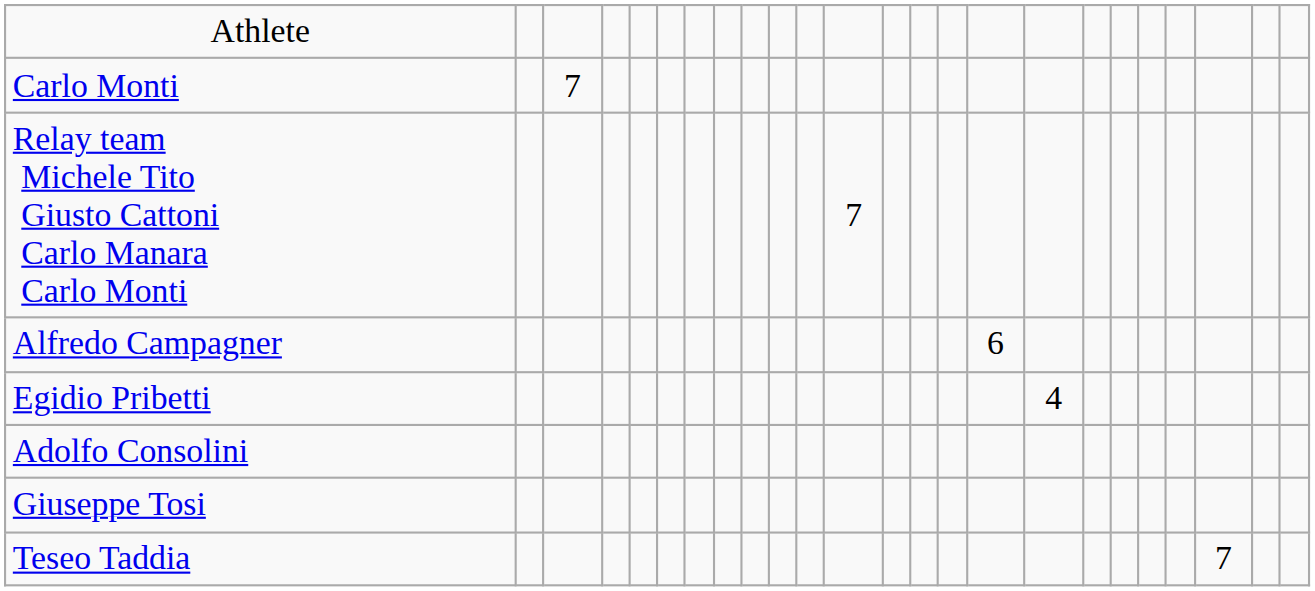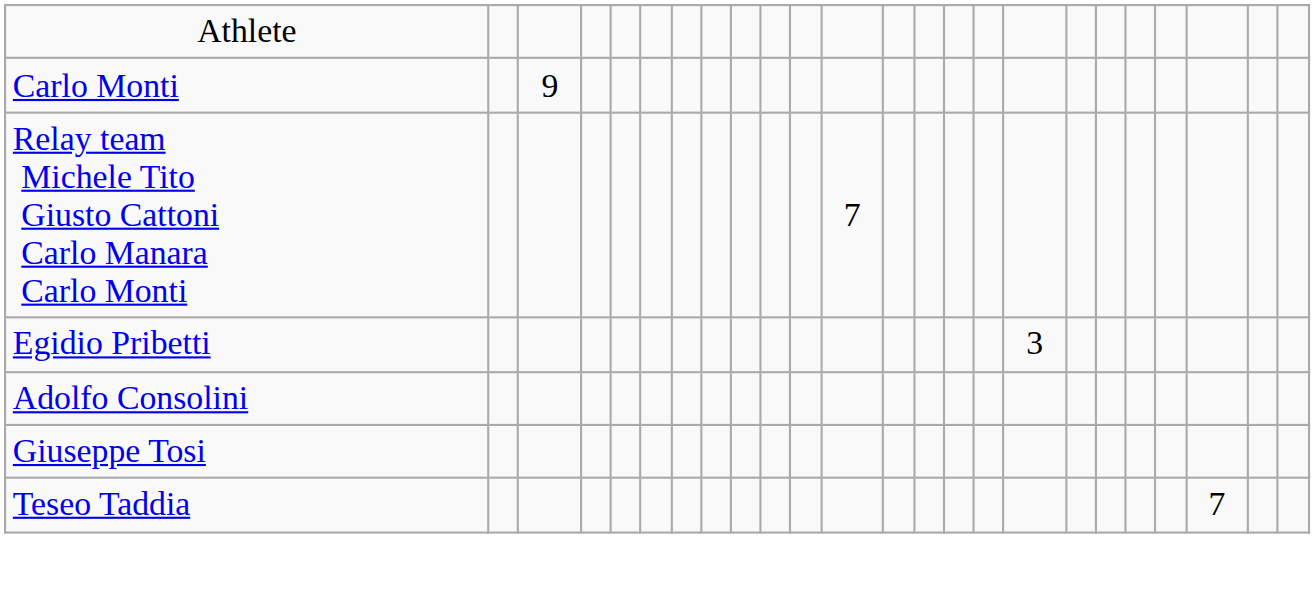(572, 84) 7 -> (550, 84) 9
- row: (147, 343)
(1054, 397) 4 -> (1035, 343) 3
